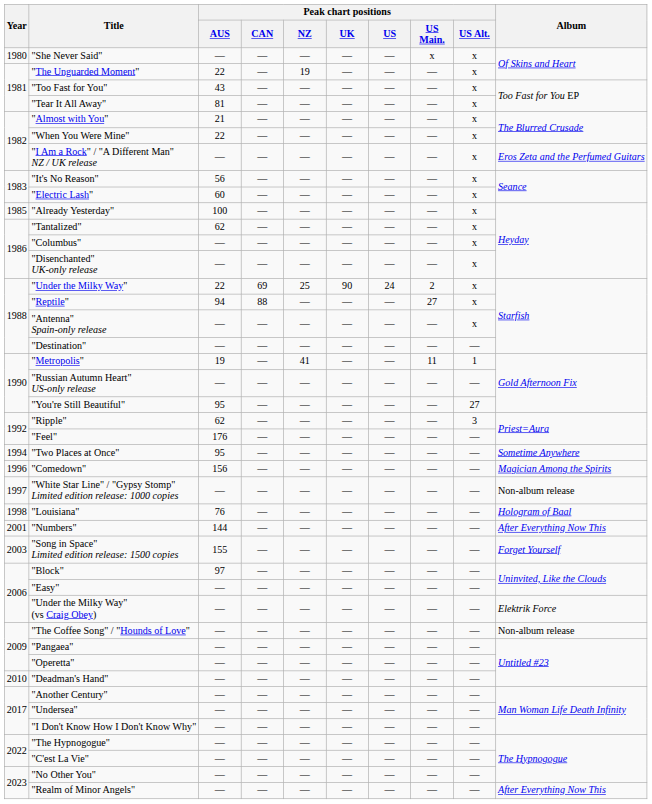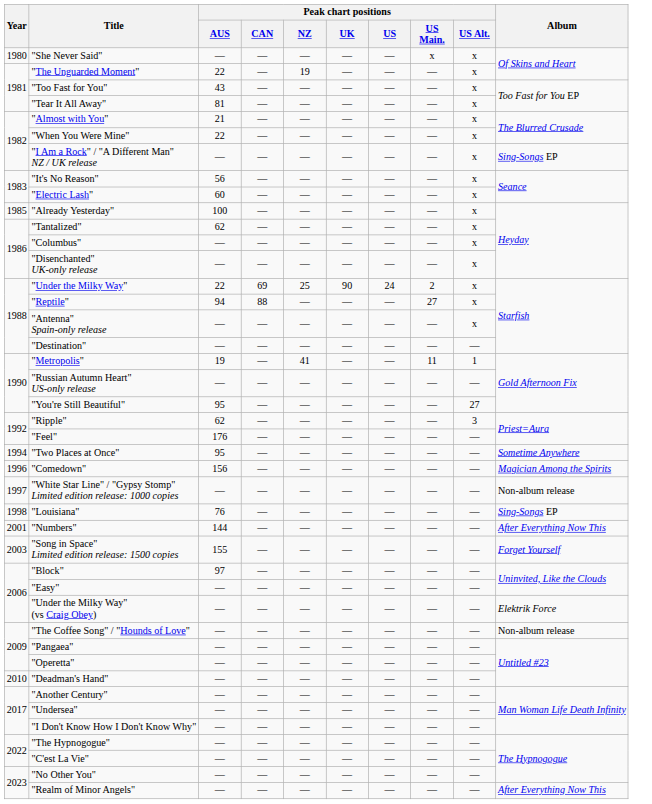(571, 157) Eros Zeta and the Perfumed Guitars -> (528, 157) Sing-Songs EP
(535, 512) Hologram of Baal -> (528, 512) Sing-Songs EP
